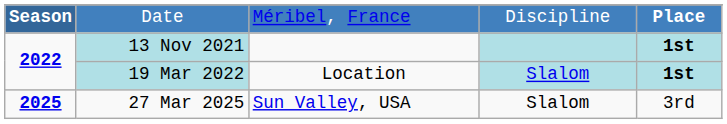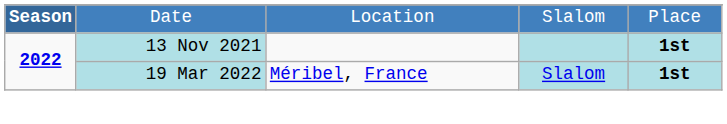(332, 19) Méribel, France -> (392, 19) Location
(558, 19) Discipline -> (574, 19) Slalom
(679, 19) bold -> (675, 19) normal
(364, 76) Location -> (349, 76) Méribel, France
- row: (186, 104)
